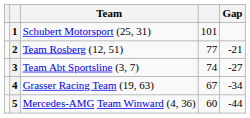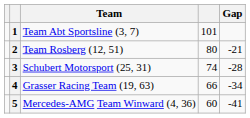(87, 31) Schubert Motorsport (25, 31) -> (81, 31) Team Abt Sportsline (3, 7)
(212, 50) 77 -> (212, 50) 80
(81, 68) Team Abt Sportsline (3, 7) -> (87, 68) Schubert Motorsport (25, 31)
(235, 68) -27 -> (235, 68) -28
(212, 86) 67 -> (212, 86) 66
(235, 104) -44 -> (235, 104) -41
